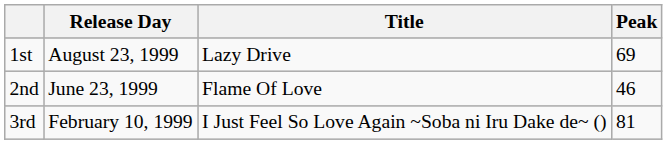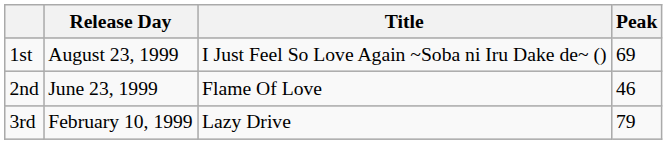(246, 54) Lazy Drive -> (404, 54) I Just Feel So Love Again ~Soba ni Iru Dake de~ ()
(404, 121) I Just Feel So Love Again ~Soba ni Iru Dake de~ () -> (246, 121) Lazy Drive
(626, 121) 81 -> (626, 121) 79
